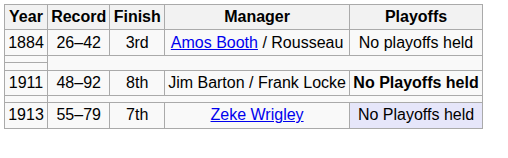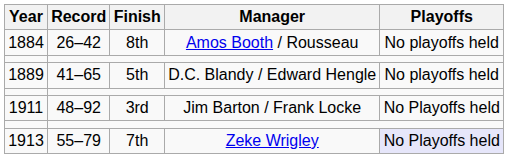(137, 42) 3rd -> (137, 42) 8th
+ row: (26, 75)
(137, 82) 8th -> (137, 108) 3rd
(416, 82) bold -> (442, 108) normal
